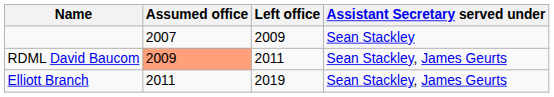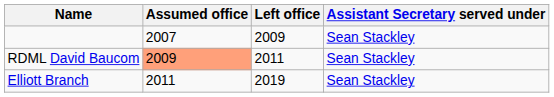(417, 59) Sean Stackley, James Geurts -> (371, 59) Sean Stackley
(417, 80) Sean Stackley, James Geurts -> (371, 80) Sean Stackley
